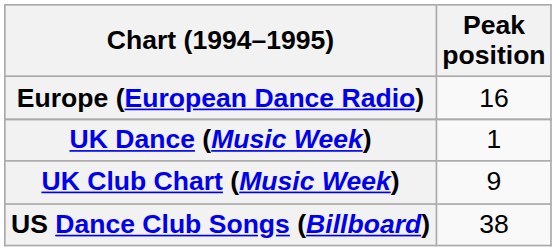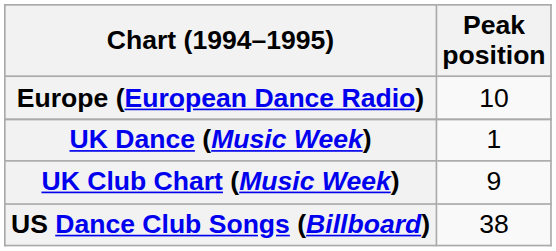(494, 97) 16 -> (494, 97) 10
